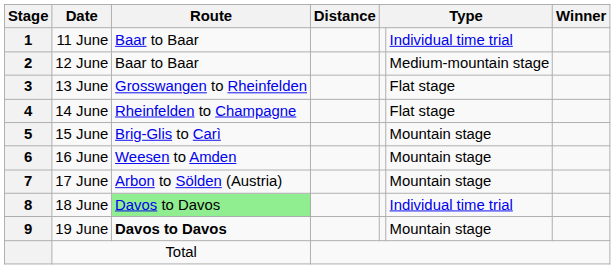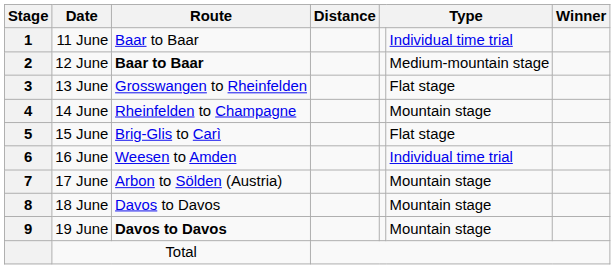(157, 63) normal -> (159, 63) bold
(422, 110) Flat stage -> (440, 110) Mountain stage
(440, 134) Mountain stage -> (422, 134) Flat stage
(440, 157) Mountain stage -> (451, 157) Individual time trial
(168, 205) lightgreen background -> (168, 205) no background
(451, 205) Individual time trial -> (440, 205) Mountain stage
